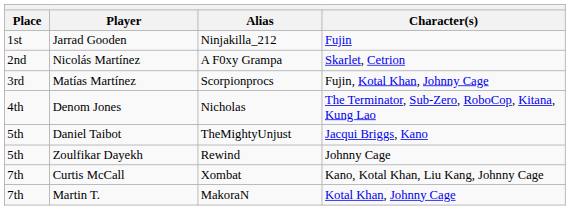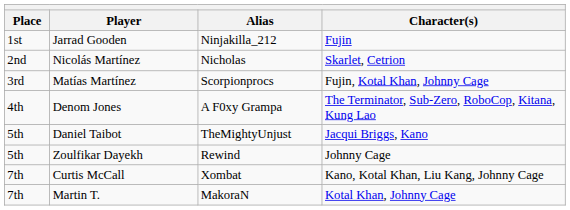(241, 60) A F0xy Grampa -> (223, 60) Nicholas
(223, 107) Nicholas -> (241, 107) A F0xy Grampa
